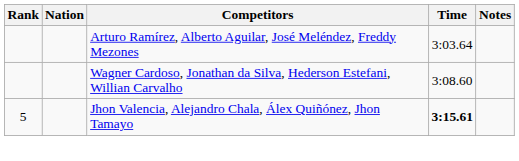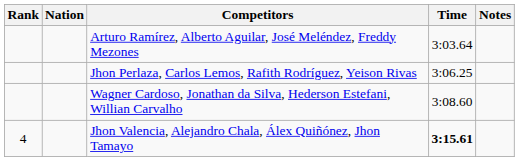+ row: (253, 72)
(23, 116) 5 -> (23, 138) 4
